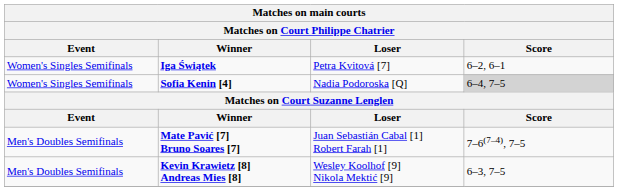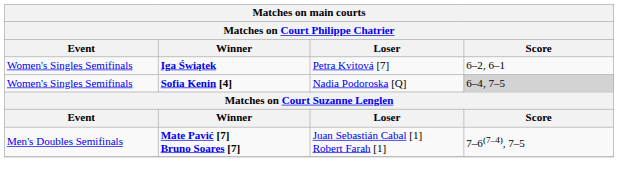- row: (205, 171)
